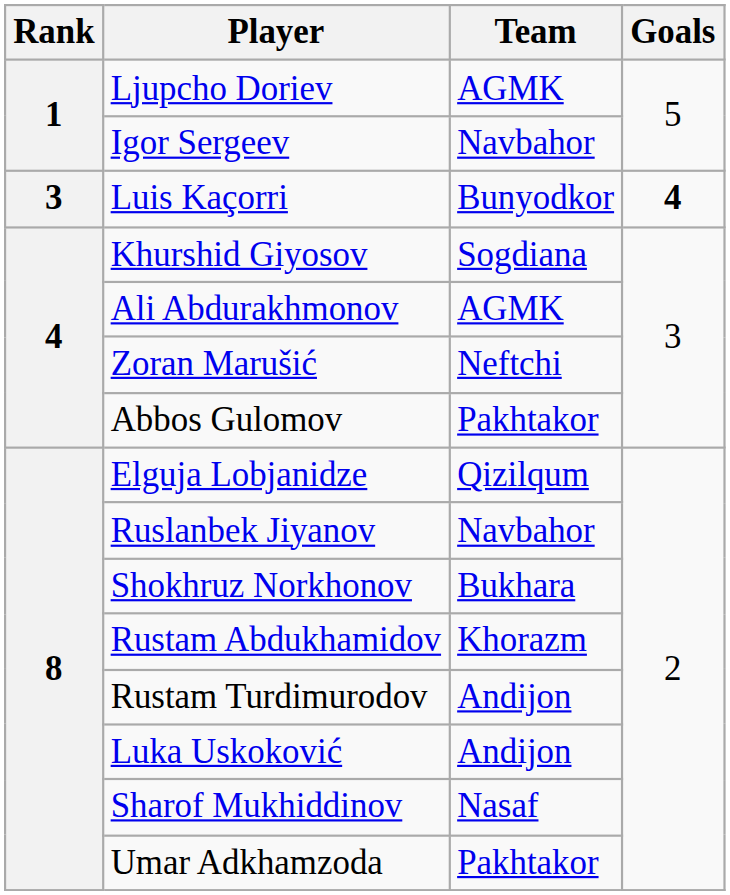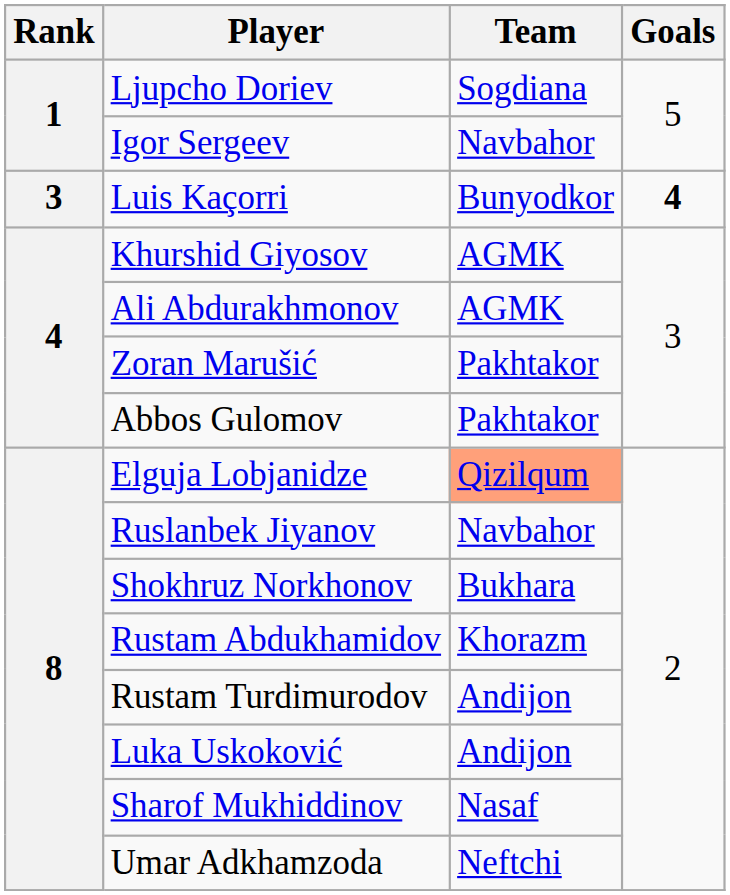(510, 87) AGMK -> (522, 87) Sogdiana
(522, 253) Sogdiana -> (510, 253) AGMK
(509, 364) Neftchi -> (528, 364) Pakhtakor
(523, 474) no background -> (523, 474) lightsalmon background
(528, 861) Pakhtakor -> (509, 861) Neftchi
